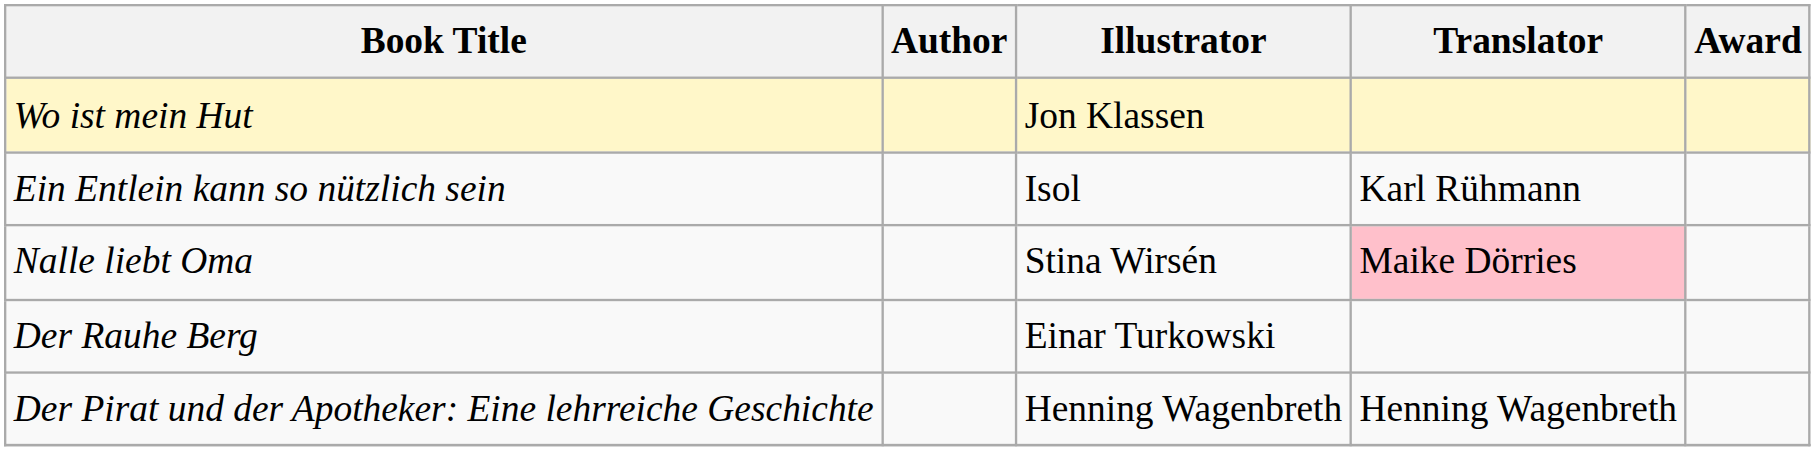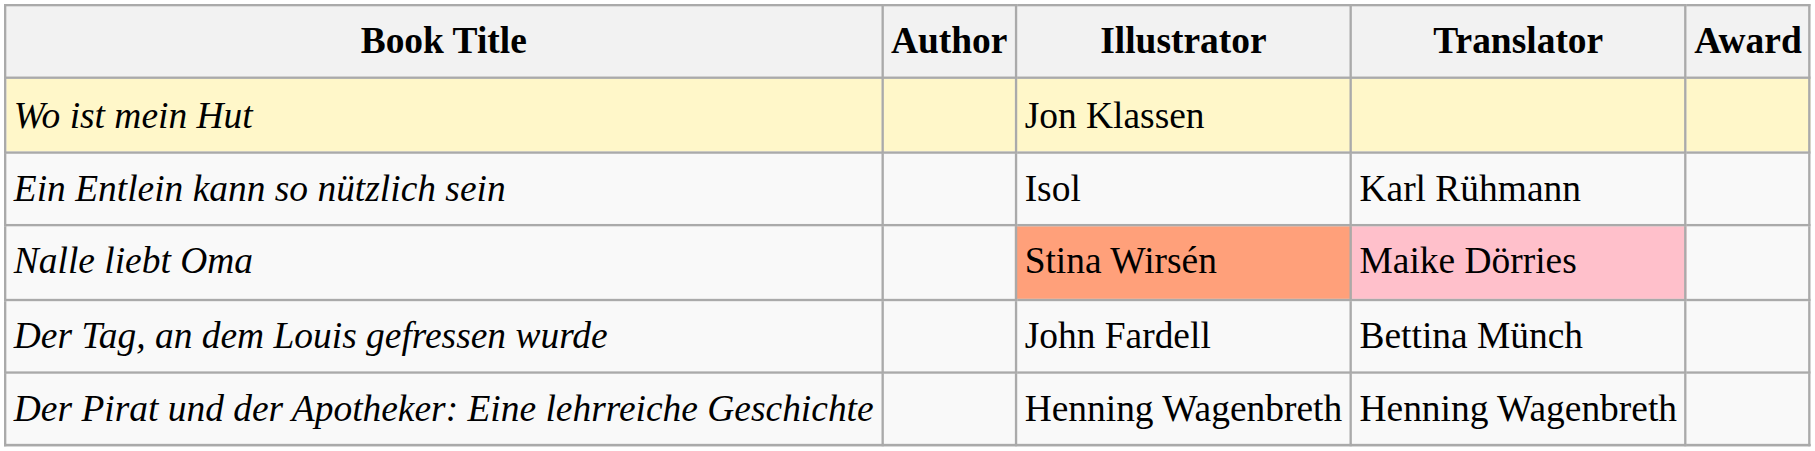(1121, 261) no background -> (1121, 261) lightsalmon background
+ row: (311, 334)
- row: (136, 334)
